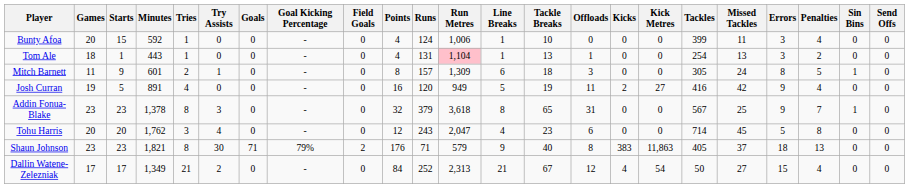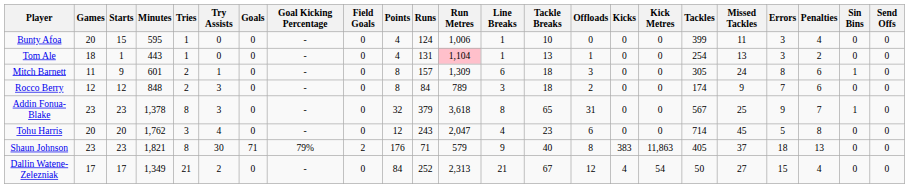(155, 40) 592 -> (155, 40) 595
(819, 72) 5 -> (819, 72) 6
+ row: (39, 88)
- row: (39, 88)
